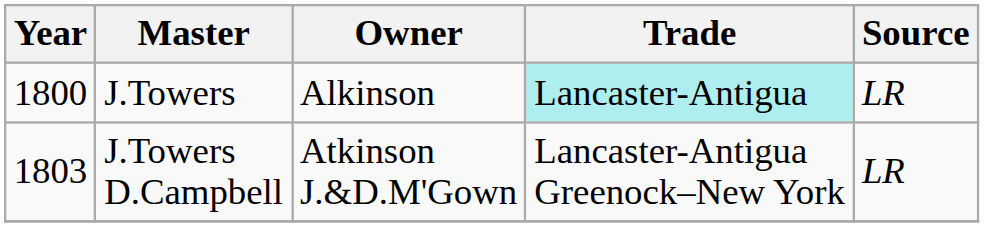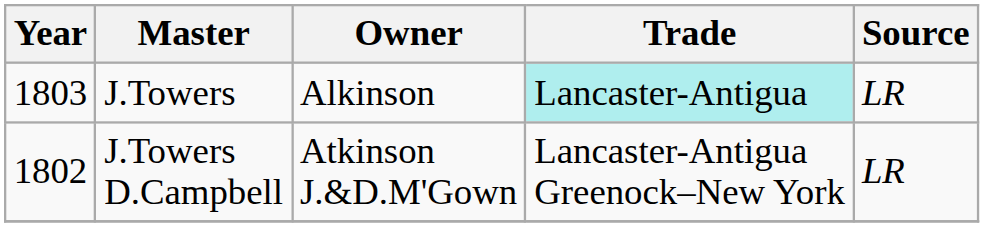(50, 92) 1800 -> (50, 92) 1803
(50, 171) 1803 -> (50, 171) 1802
